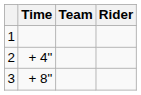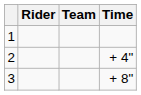columns swapped: (116, 15) <-> (37, 15)
